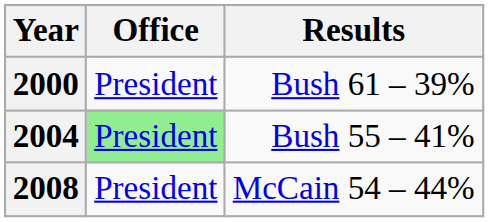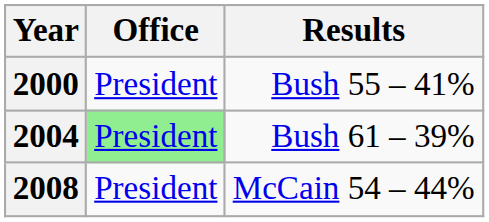(373, 83) Bush 61 – 39% -> (373, 83) Bush 55 – 41%
(373, 135) Bush 55 – 41% -> (373, 135) Bush 61 – 39%
